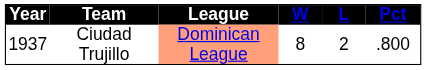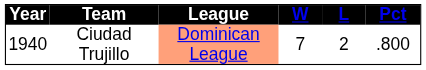(28, 44) 1937 -> (28, 44) 1940
(300, 44) 8 -> (300, 44) 7
